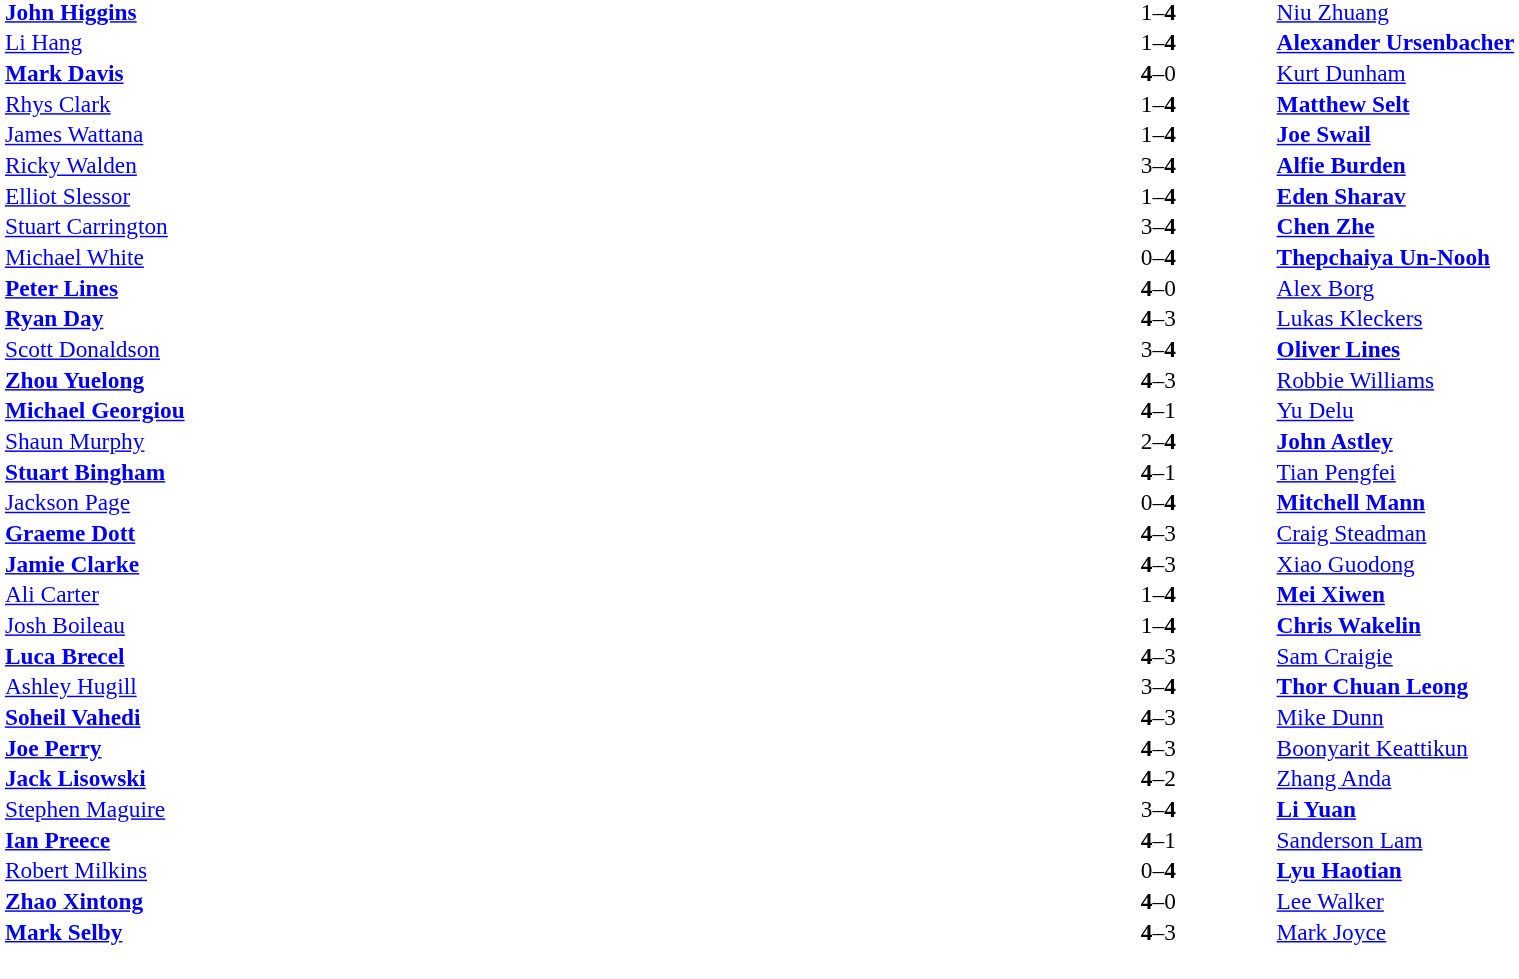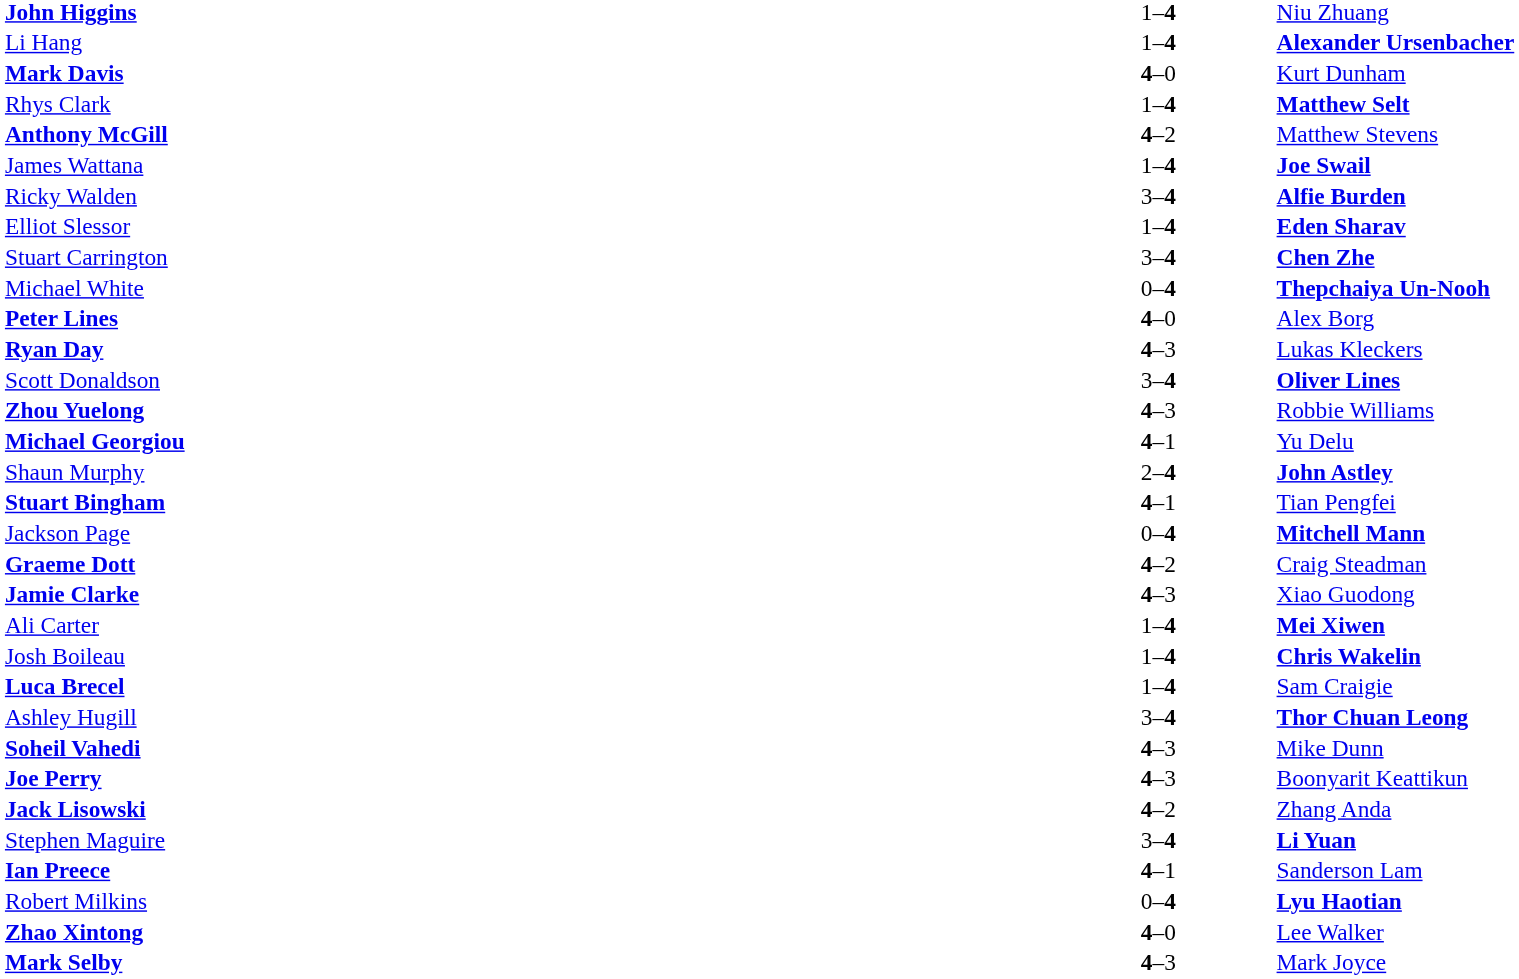+ row: (86, 134)
(1158, 533) 4–3 -> (1158, 564) 4–2
(1158, 656) 4–3 -> (1158, 686) 1–4
